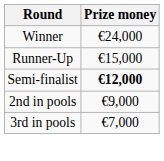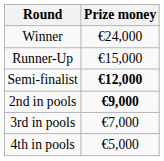(120, 101) normal -> (120, 101) bold
+ row: (43, 144)
